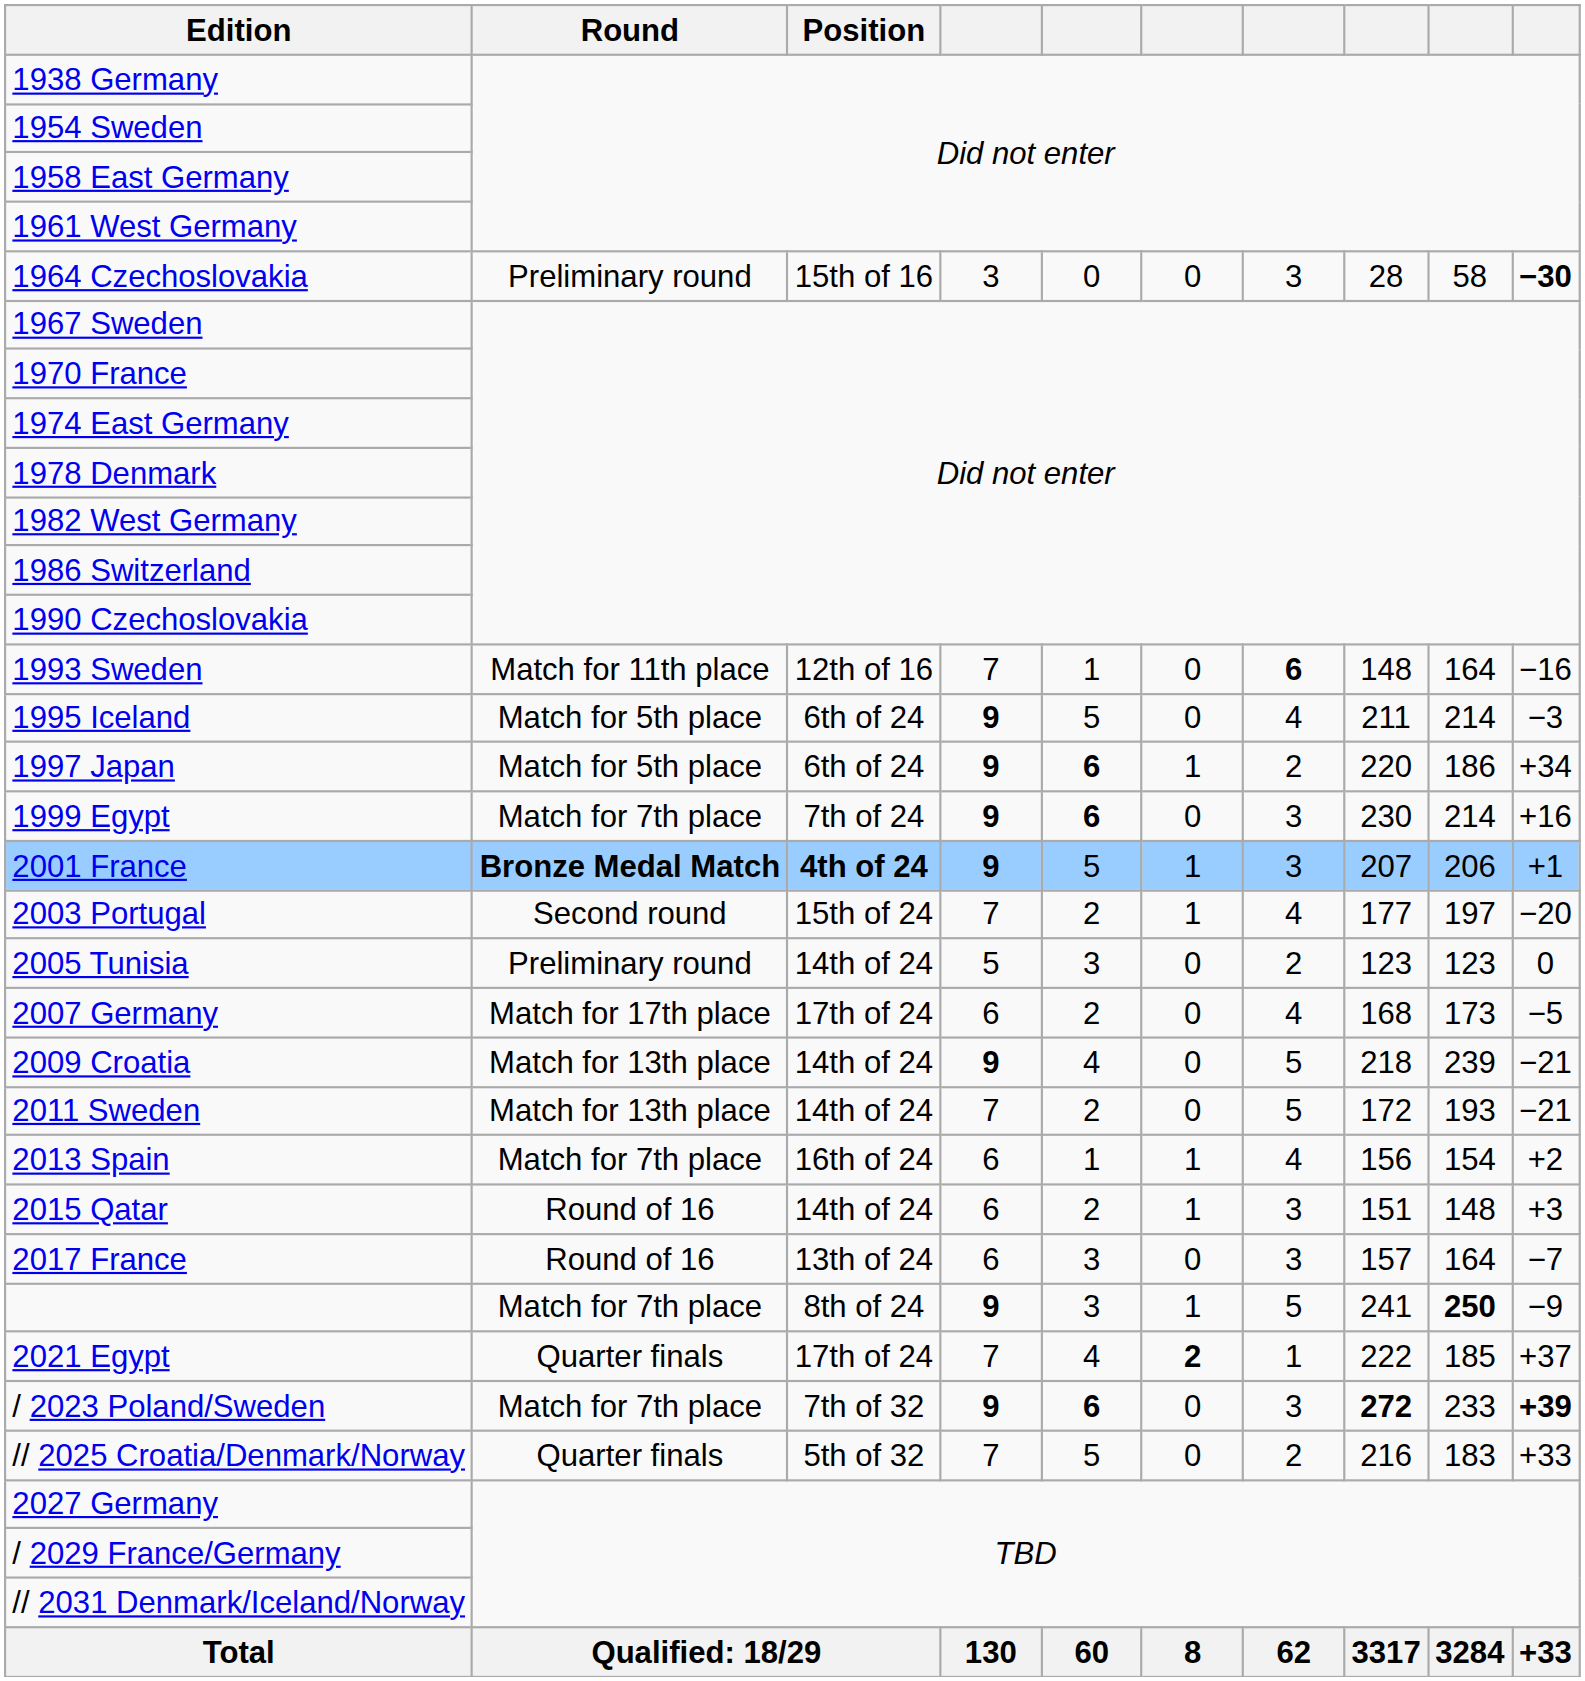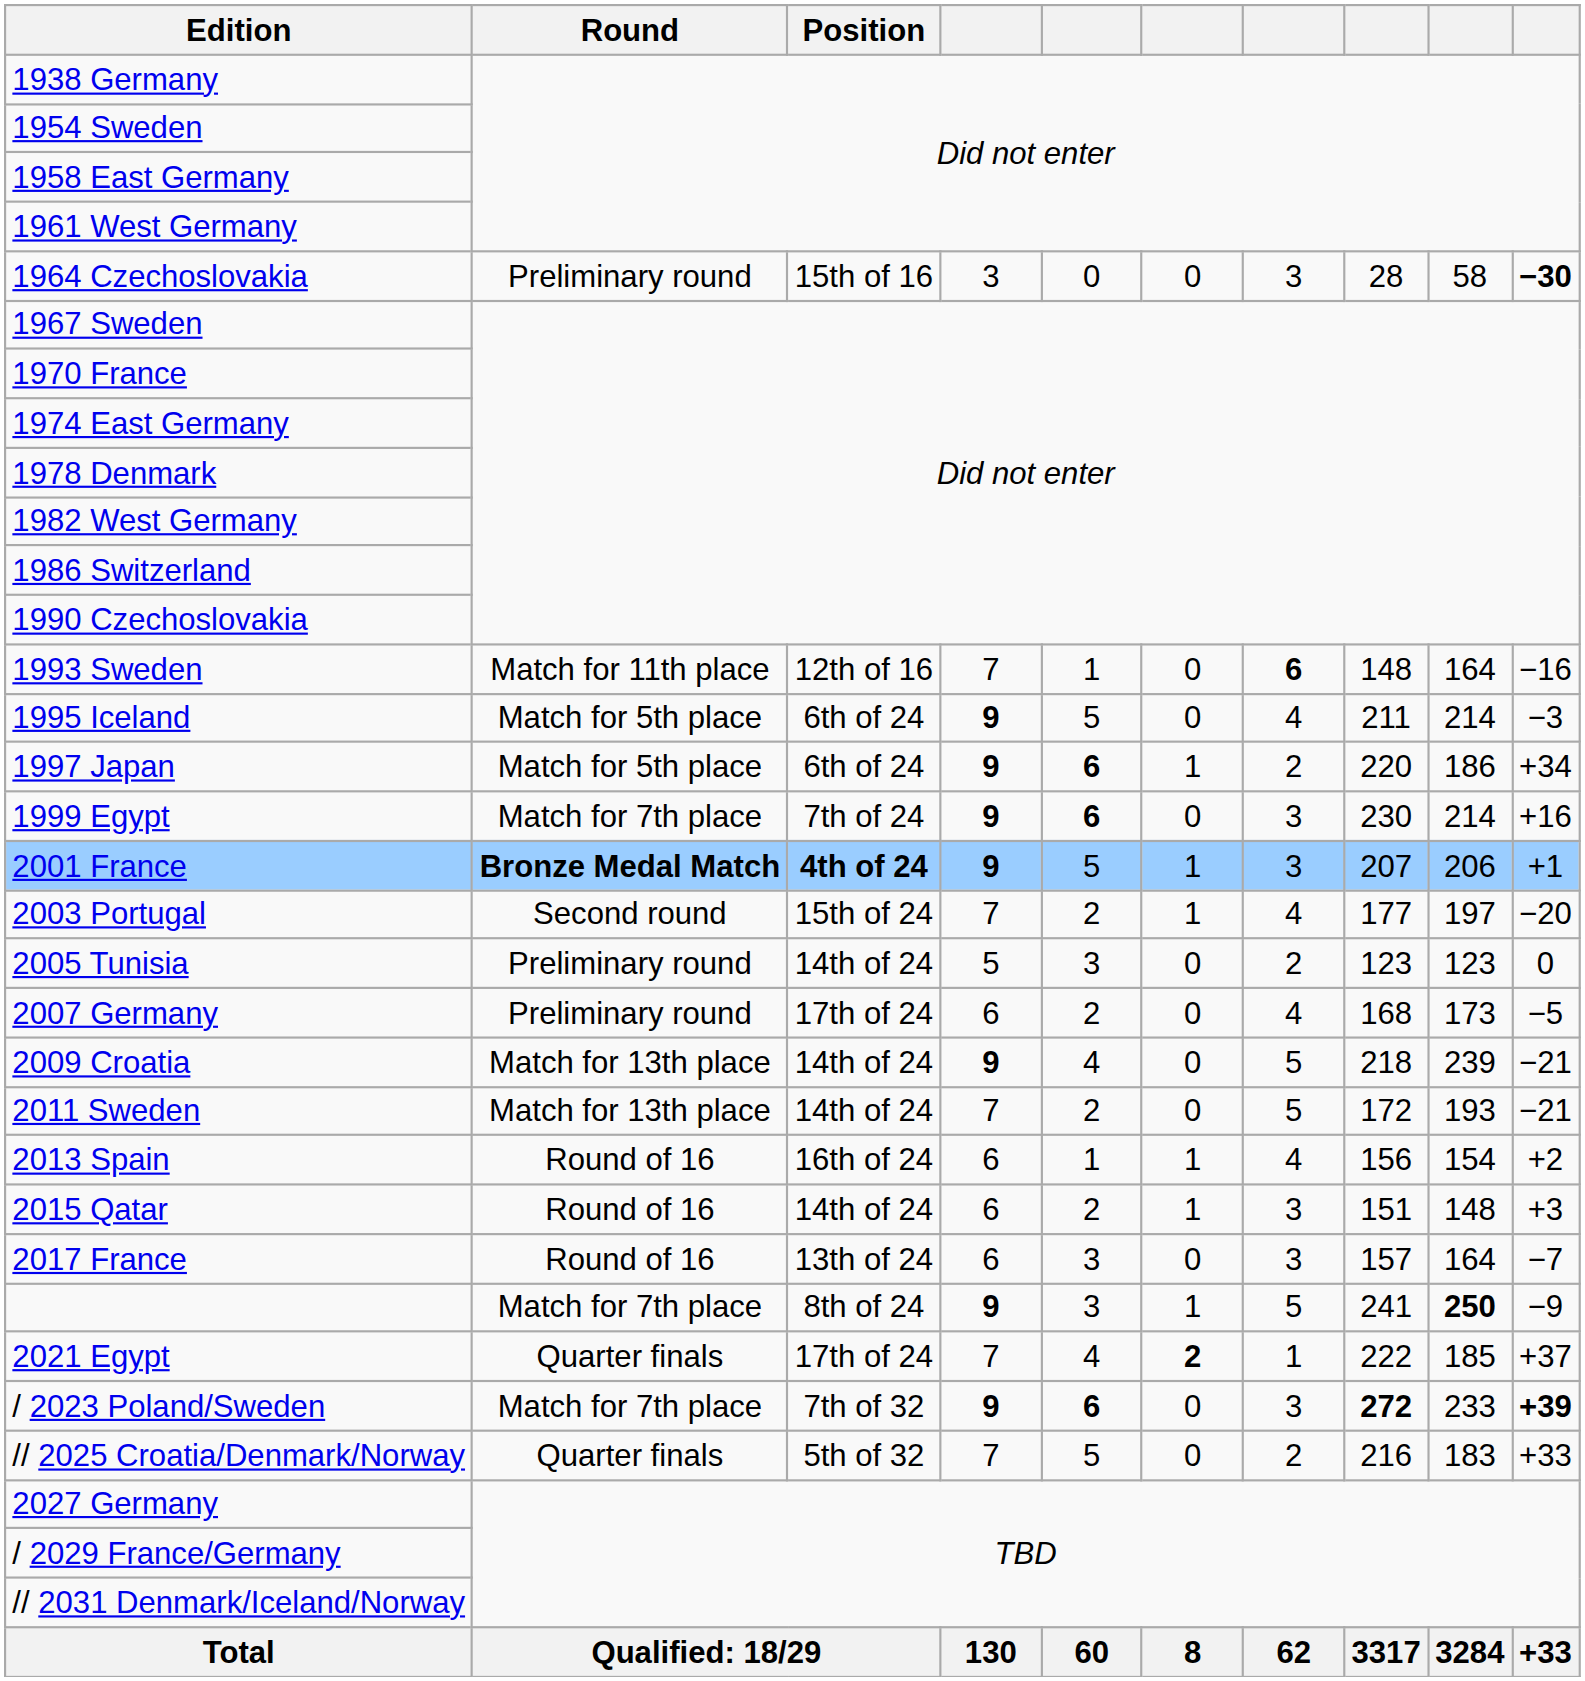(630, 1013) Match for 17th place -> (630, 1013) Preliminary round
(630, 1160) Match for 7th place -> (630, 1160) Round of 16
